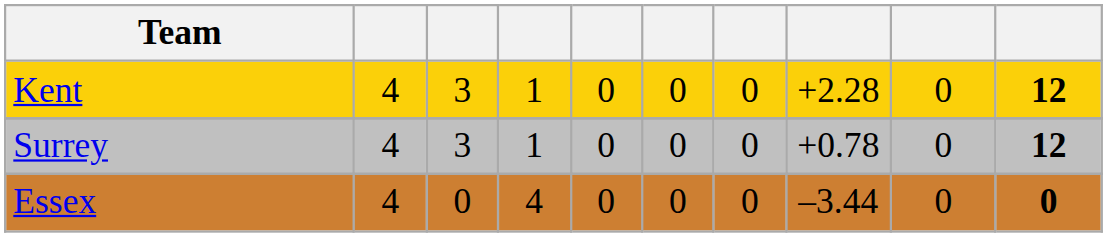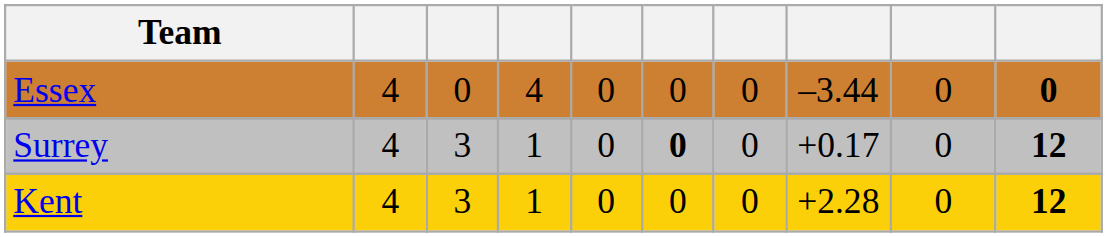rows swapped: (48, 88) <-> (55, 201)
(678, 145) normal -> (678, 145) bold
(838, 145) +0.78 -> (838, 145) +0.17
